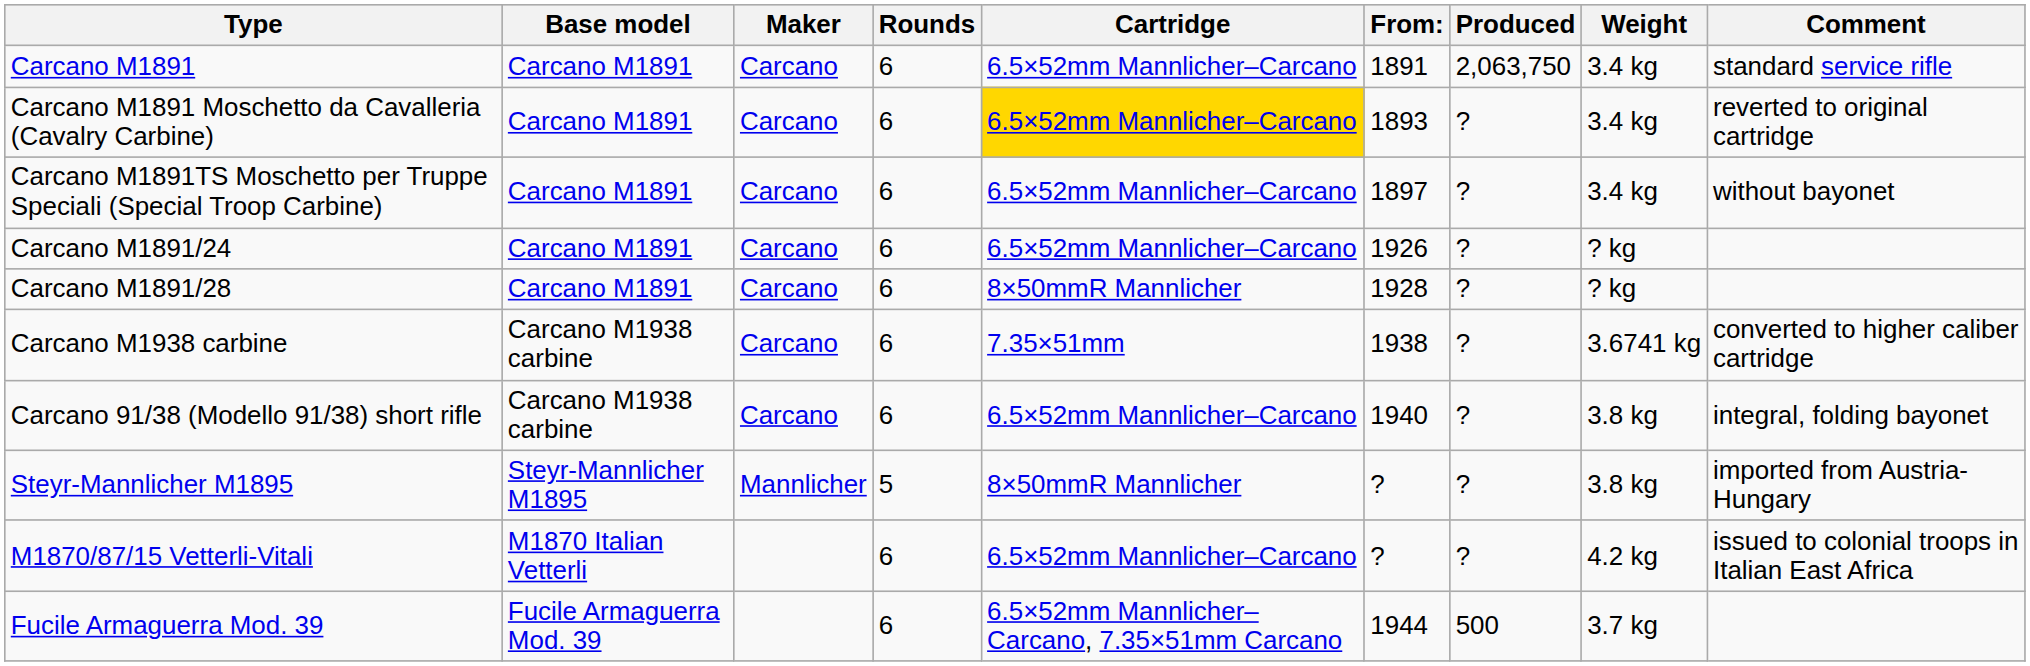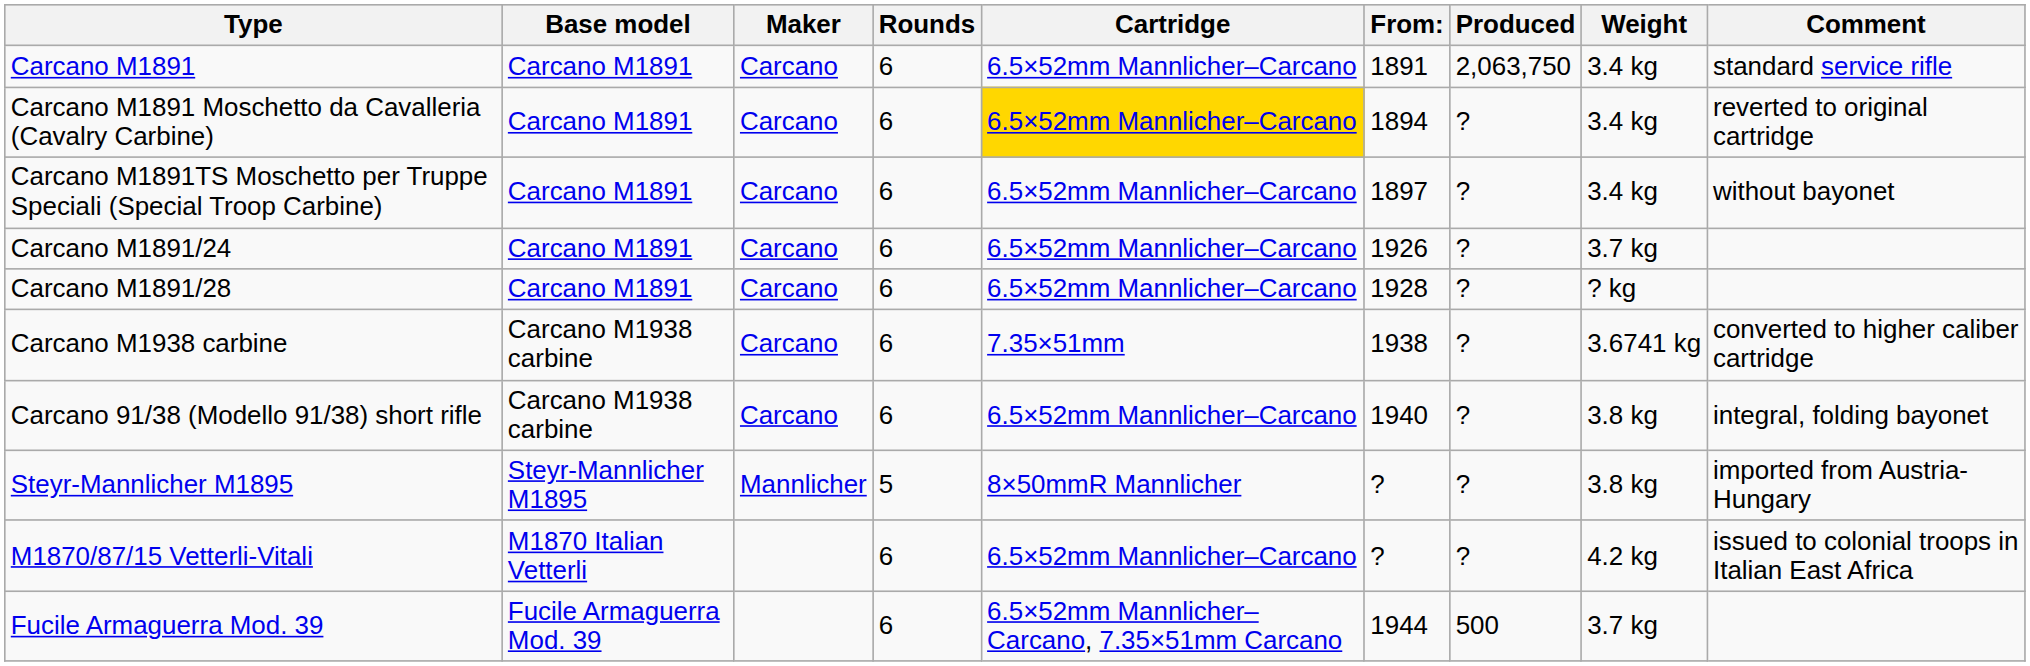(1399, 121) 1893 -> (1399, 121) 1894
(1612, 247) ? kg -> (1623, 247) 3.7 kg
(1114, 288) 8×50mmR Mannlicher -> (1172, 288) 6.5×52mm Mannlicher–Carcano
